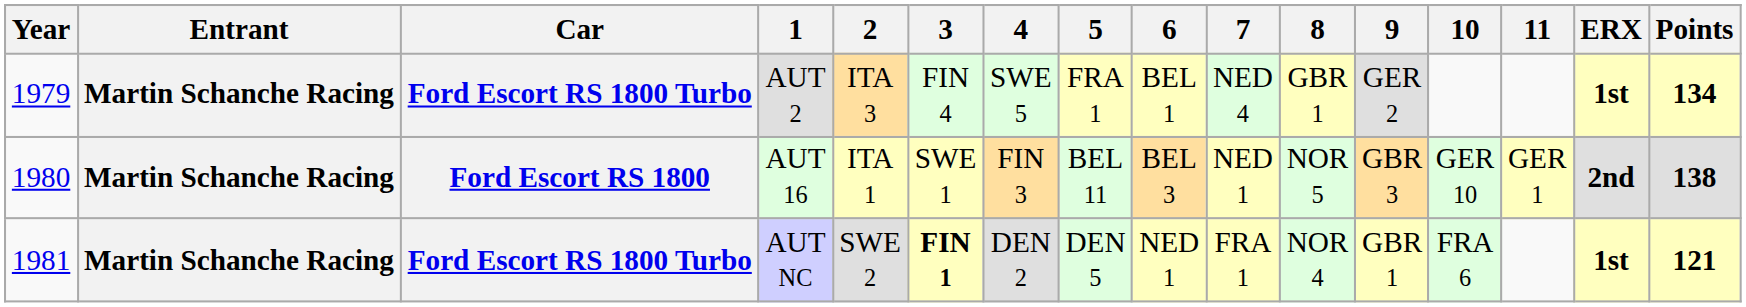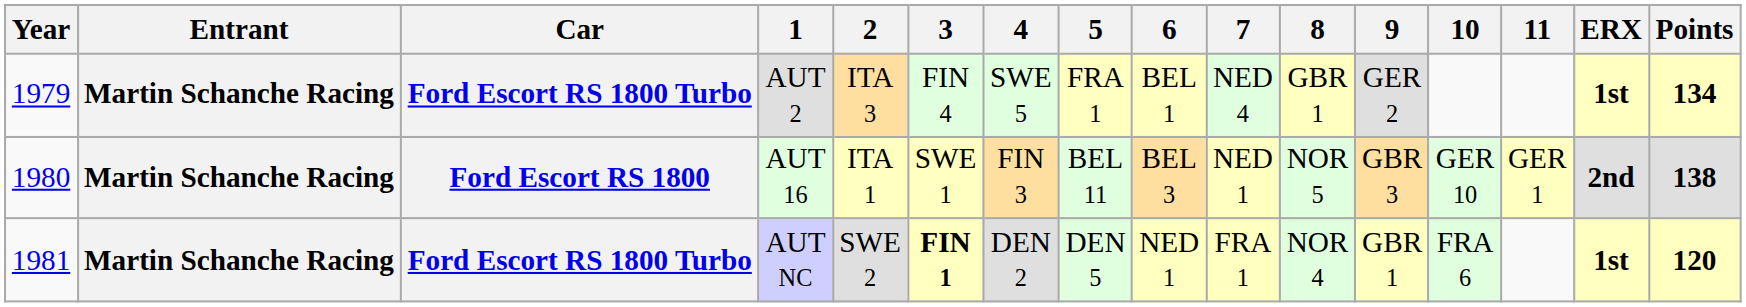(1695, 259) 121 -> (1695, 259) 120
